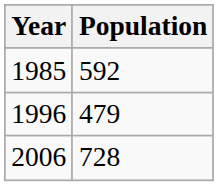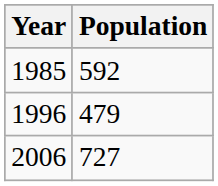(100, 157) 728 -> (100, 157) 727
